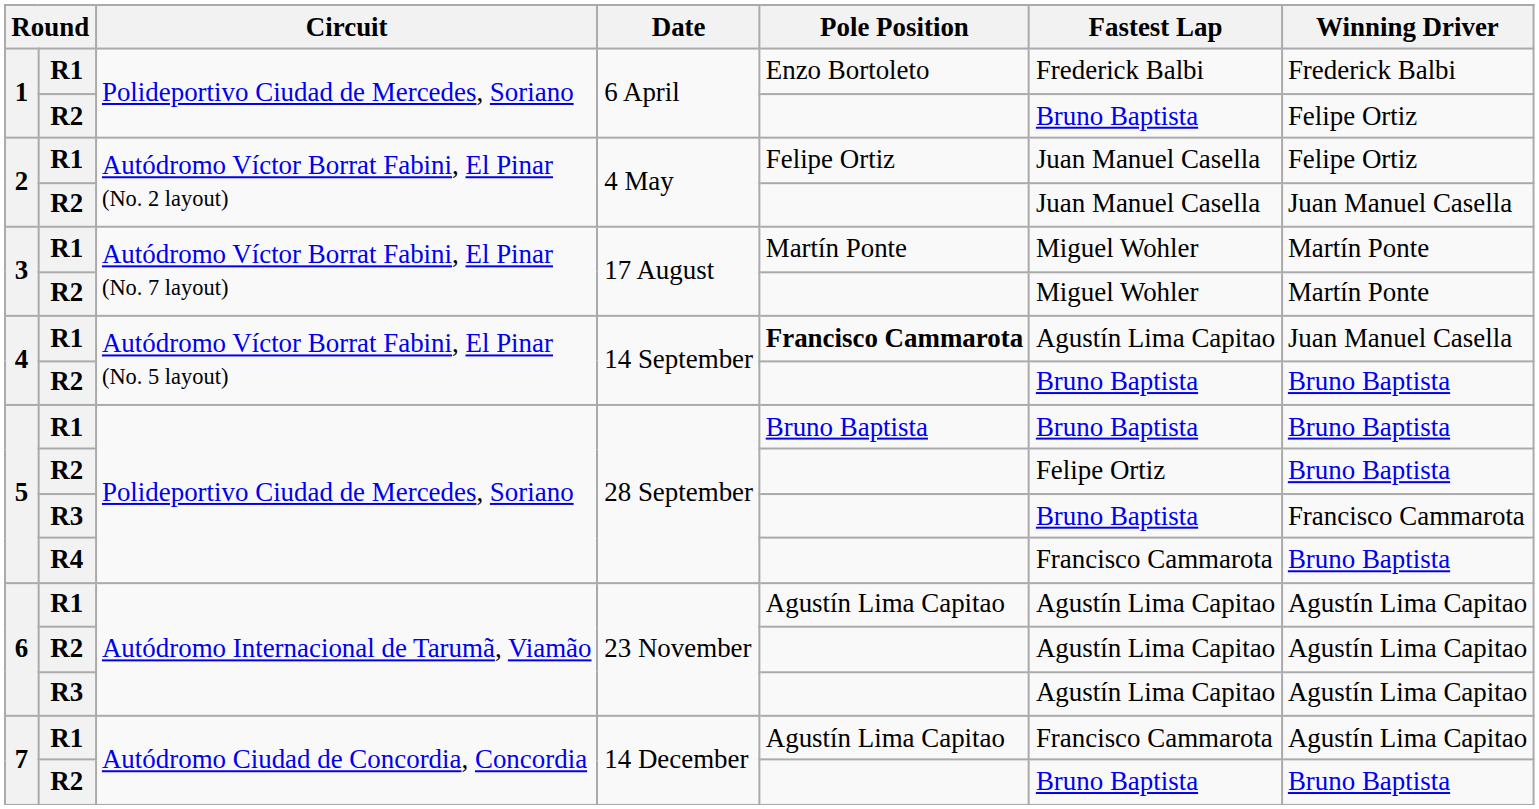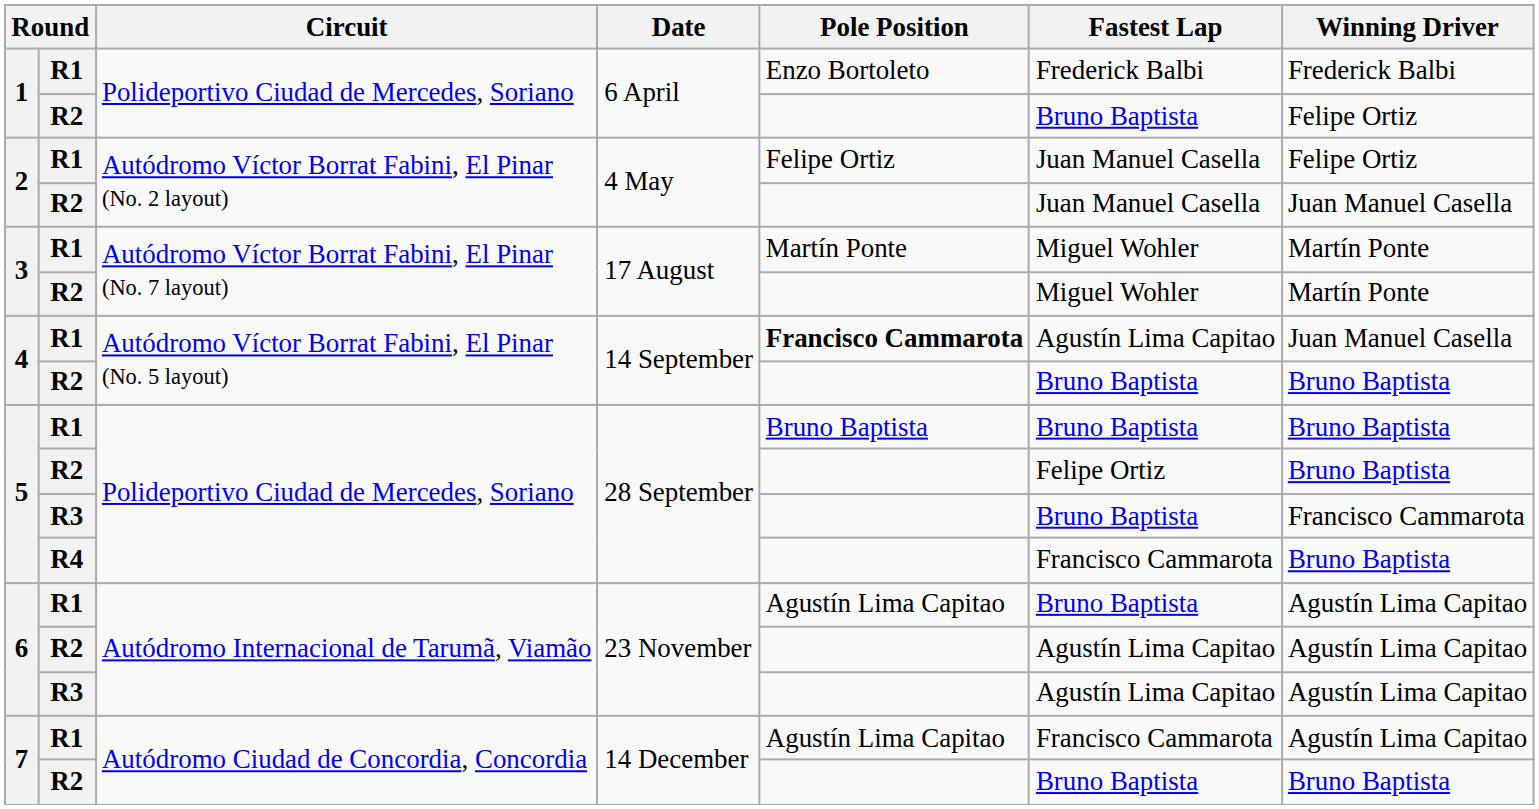(1156, 603) Agustín Lima Capitao -> (1117, 603) Bruno Baptista
